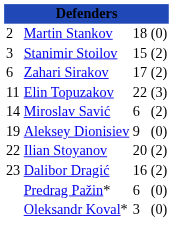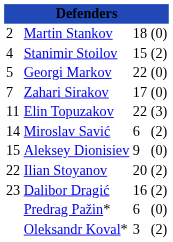(9, 53) 3 -> (9, 53) 4
+ row: (68, 72)
(9, 72) 6 -> (9, 92) 7
(159, 72) (2) -> (159, 92) (0)
(13, 131) 19 -> (13, 151) 15
(159, 209) (0) -> (159, 229) (2)
